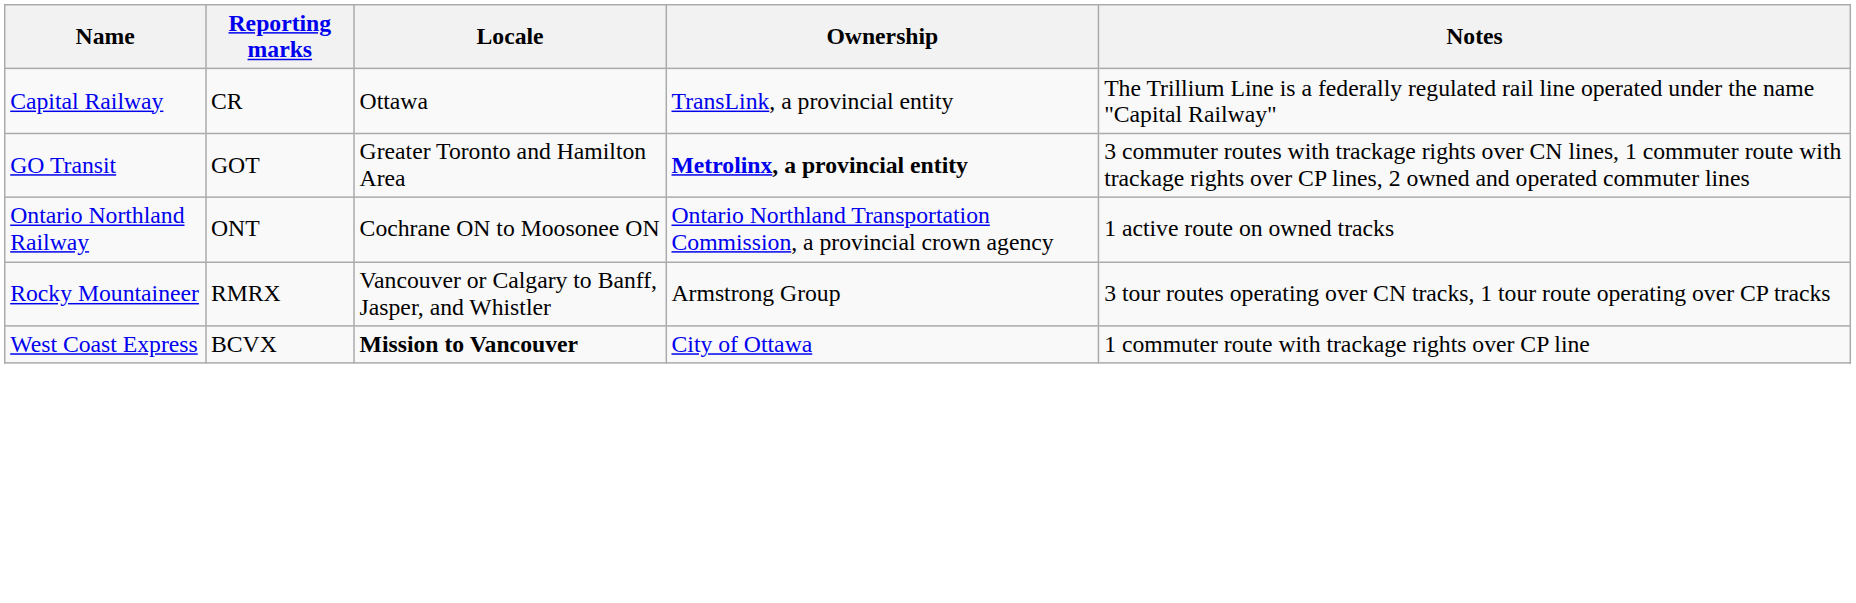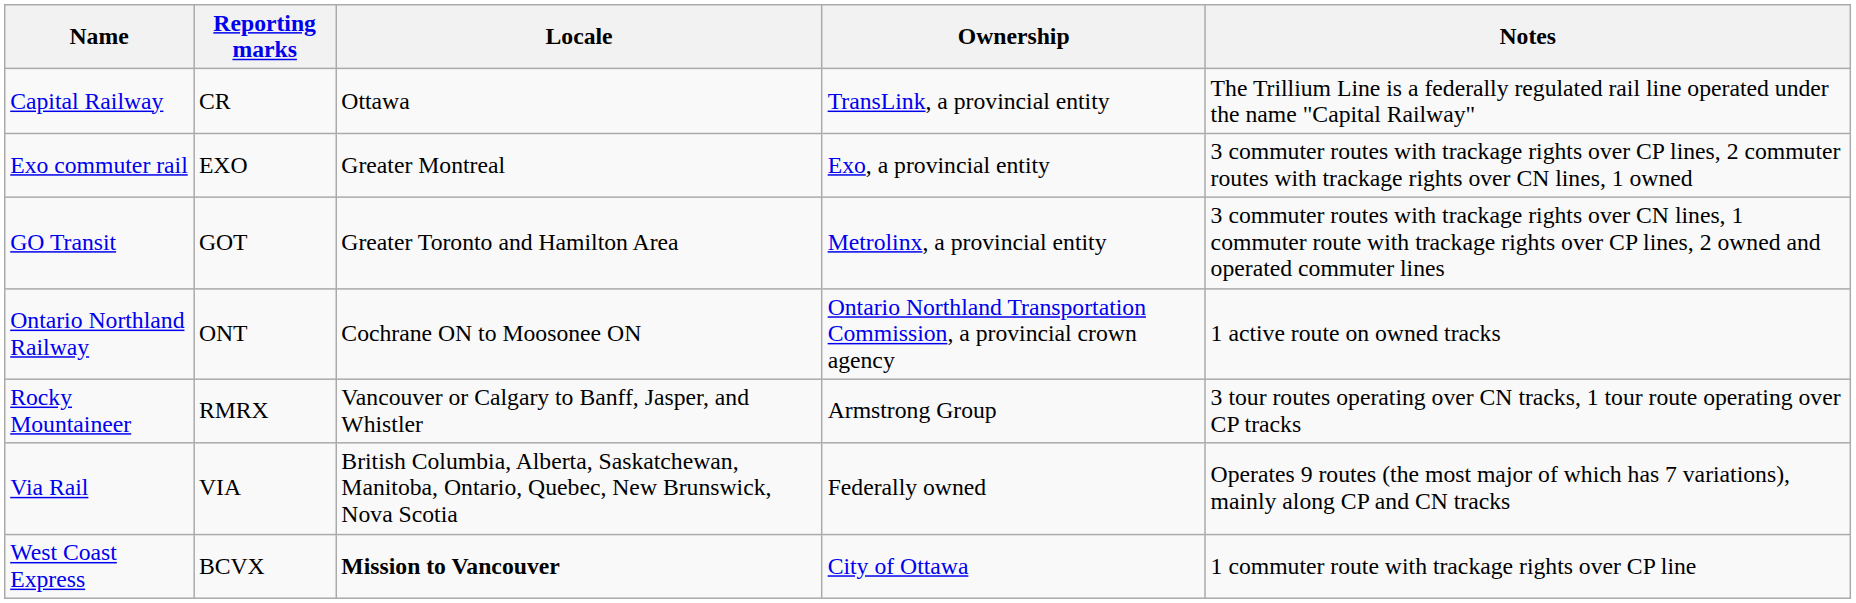+ row: (99, 164)
(820, 164) bold -> (967, 242) normal
+ row: (49, 488)
